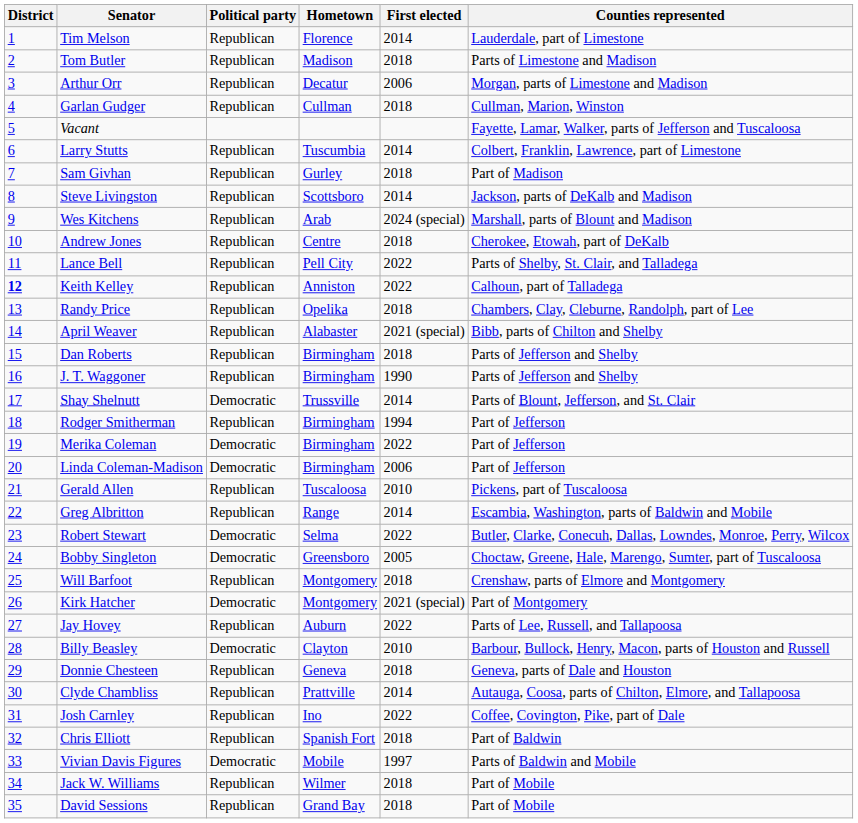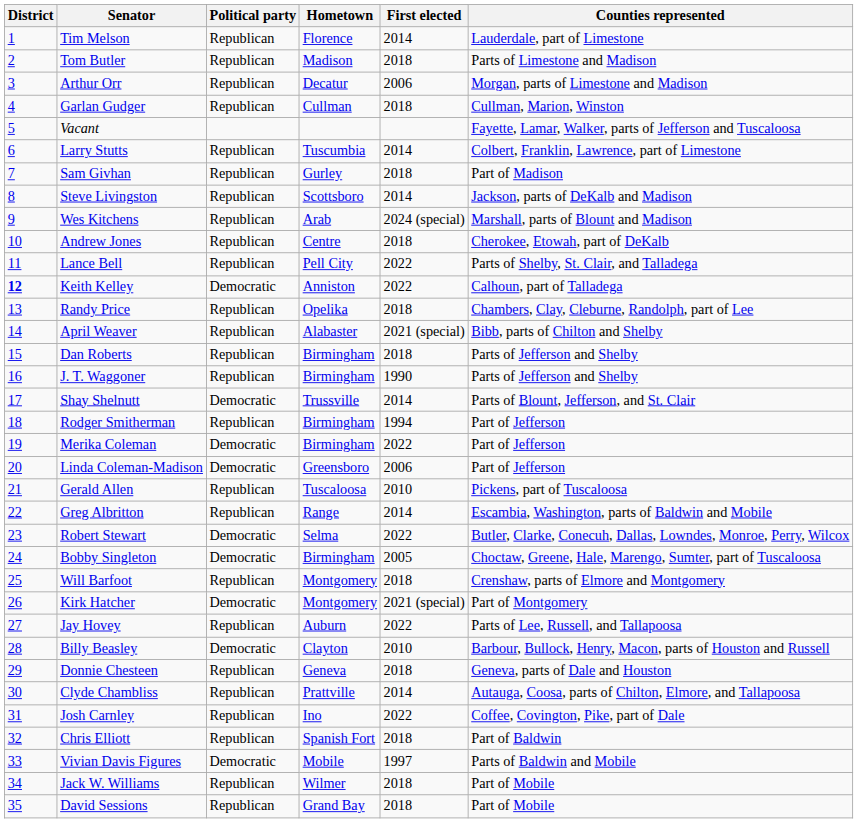(242, 286) Republican -> (243, 286) Democratic
(339, 467) Birmingham -> (336, 467) Greensboro
(336, 557) Greensboro -> (339, 557) Birmingham
